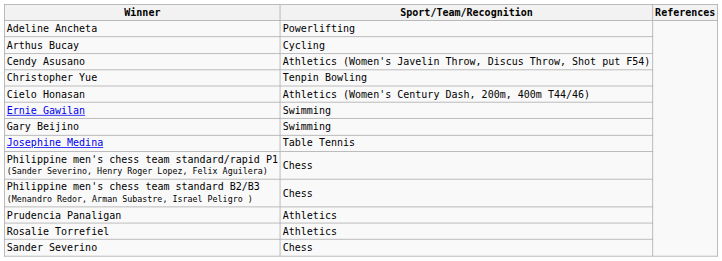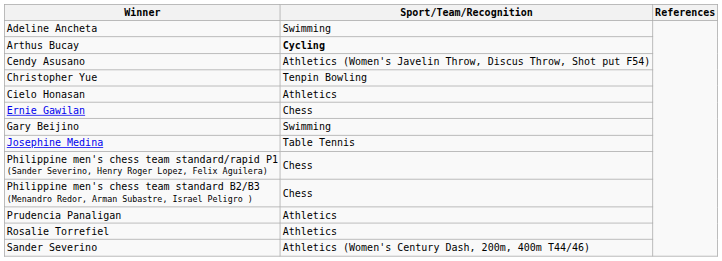(319, 29) Powerlifting -> (307, 29) Swimming
(304, 45) normal -> (304, 45) bold
(436, 94) Athletics (Women's Century Dash, 200m, 400m T44/46) -> (310, 94) Athletics
(307, 110) Swimming -> (298, 110) Chess
(298, 248) Chess -> (436, 248) Athletics (Women's Century Dash, 200m, 400m T44/46)
